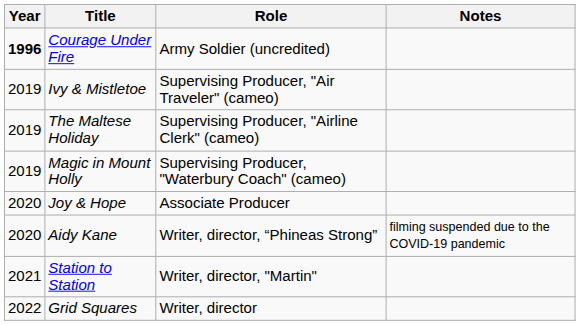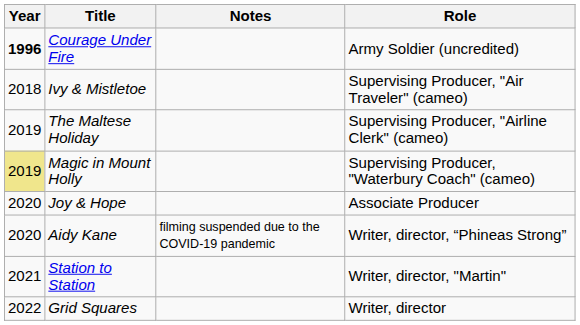columns swapped: (271, 16) <-> (480, 16)
(25, 89) 2019 -> (25, 89) 2018
(25, 171) no background -> (25, 171) khaki background
